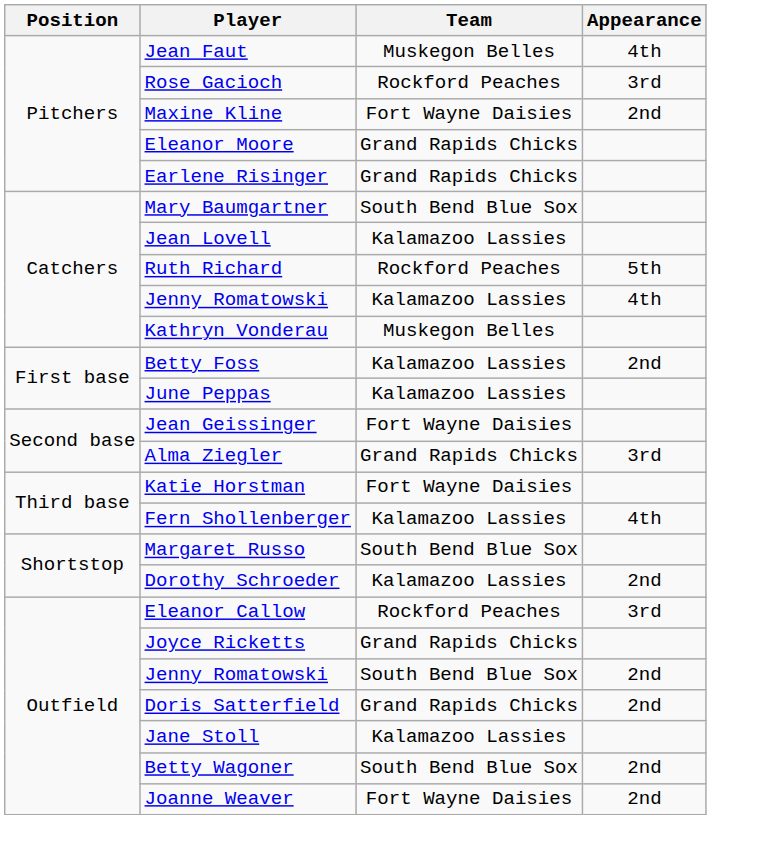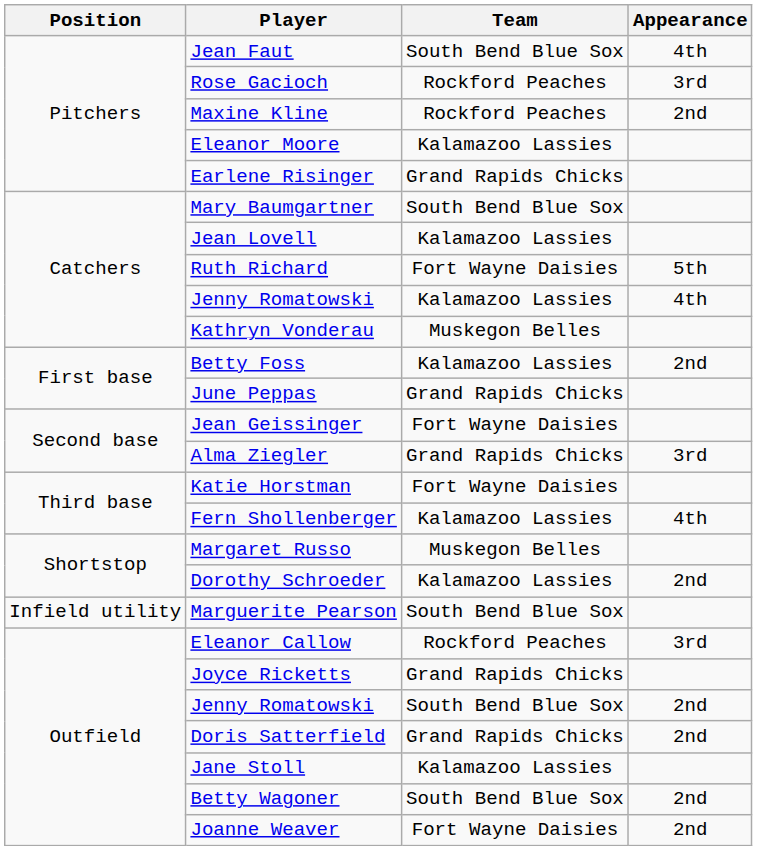(469, 51) Muskegon Belles -> (515, 51) South Bend Blue Sox
(469, 114) Fort Wayne Daisies -> (515, 114) Rockford Peaches
(469, 145) Grand Rapids Chicks -> (515, 145) Kalamazoo Lassies
(469, 269) Rockford Peaches -> (515, 269) Fort Wayne Daisies
(469, 394) Kalamazoo Lassies -> (515, 394) Grand Rapids Chicks
(469, 550) South Bend Blue Sox -> (515, 550) Muskegon Belles
+ row: (95, 612)
